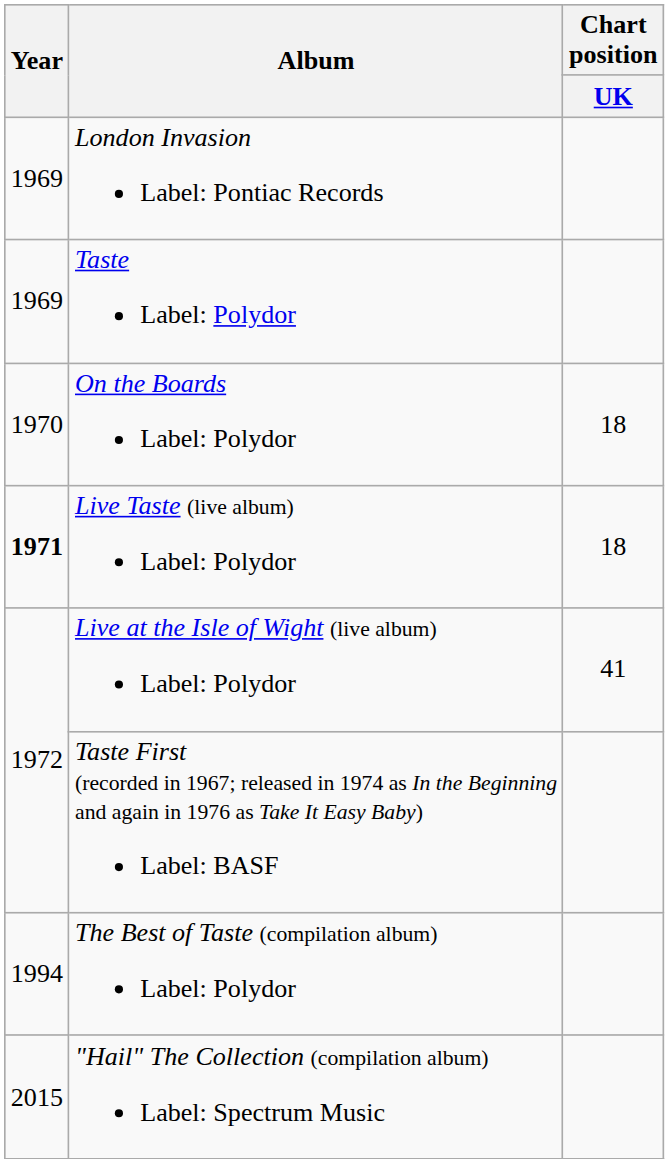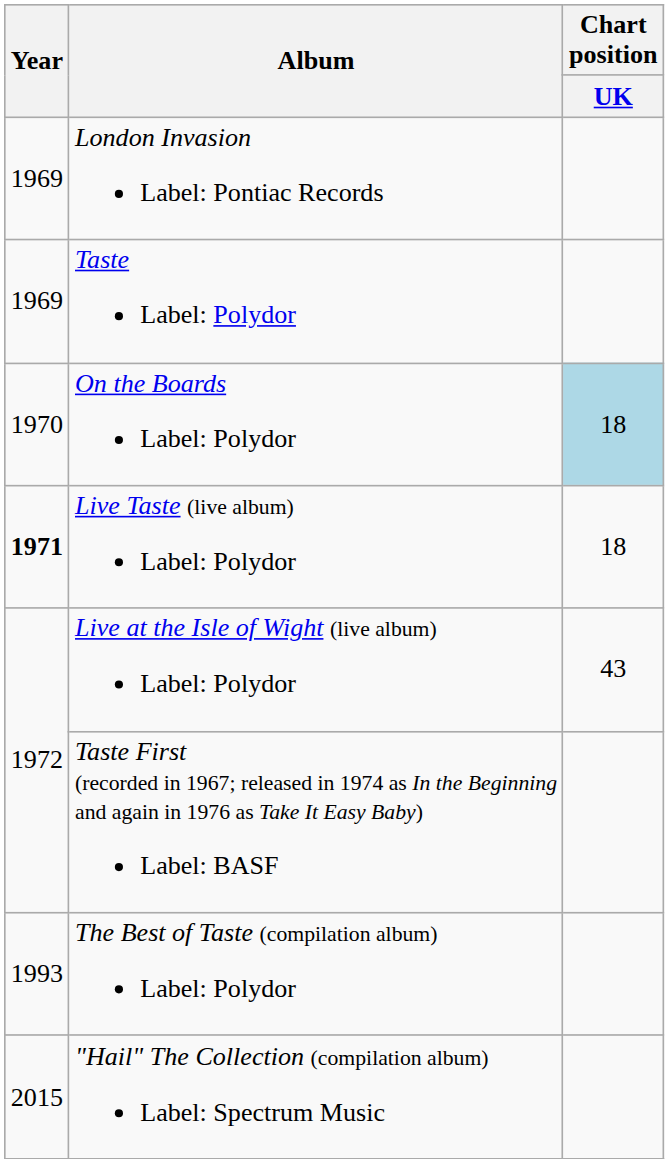(613, 423) no background -> (613, 423) lightblue background
(613, 669) 41 -> (613, 669) 43
(37, 973) 1994 -> (37, 973) 1993
